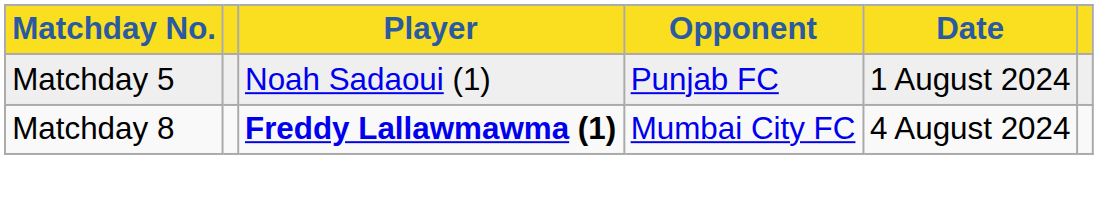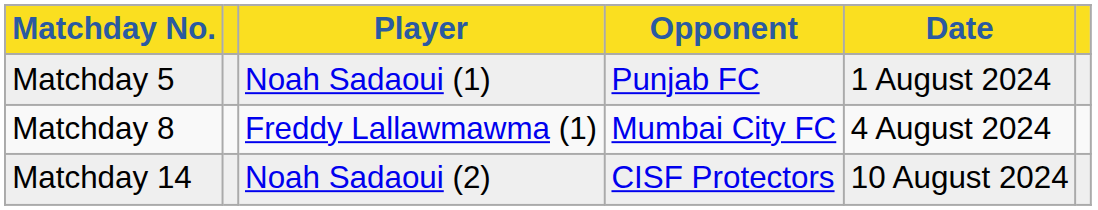(431, 128) bold -> (421, 128) normal
+ row: (102, 178)
